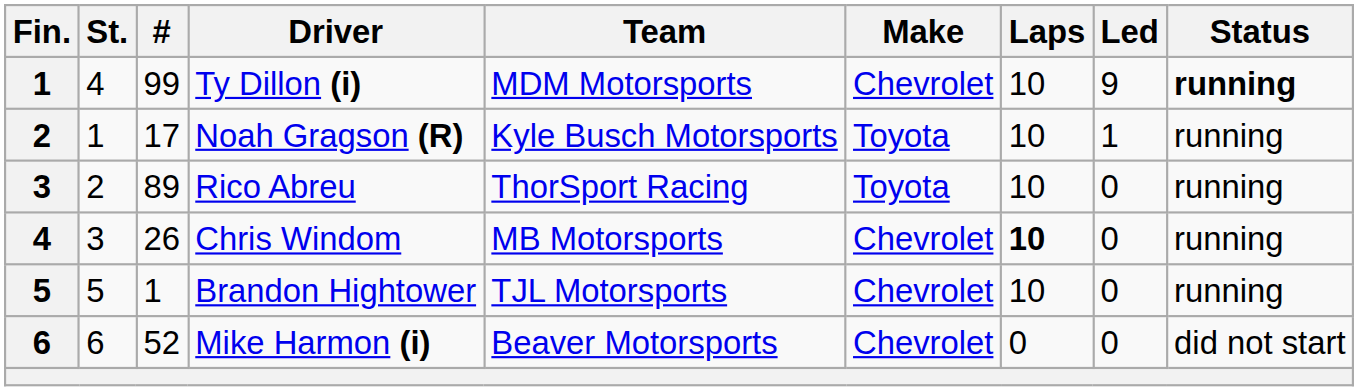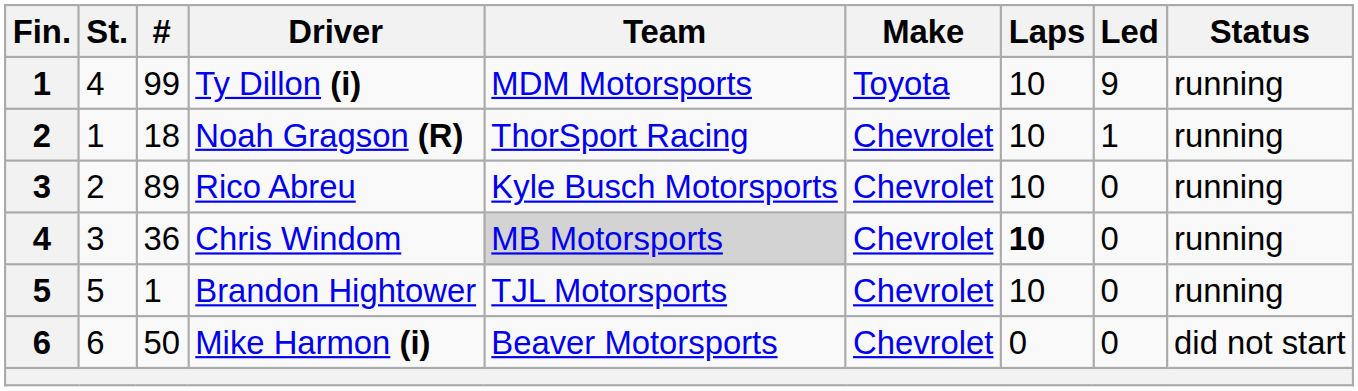(923, 83) Chevrolet -> (901, 83) Toyota
(1235, 83) bold -> (1229, 83) normal
(162, 135) 17 -> (162, 135) 18
(665, 135) Kyle Busch Motorsports -> (620, 135) ThorSport Racing
(901, 135) Toyota -> (923, 135) Chevrolet
(620, 187) ThorSport Racing -> (665, 187) Kyle Busch Motorsports
(901, 187) Toyota -> (923, 187) Chevrolet
(162, 239) 26 -> (162, 239) 36
(607, 239) no background -> (607, 239) lightgrey background
(162, 343) 52 -> (162, 343) 50
